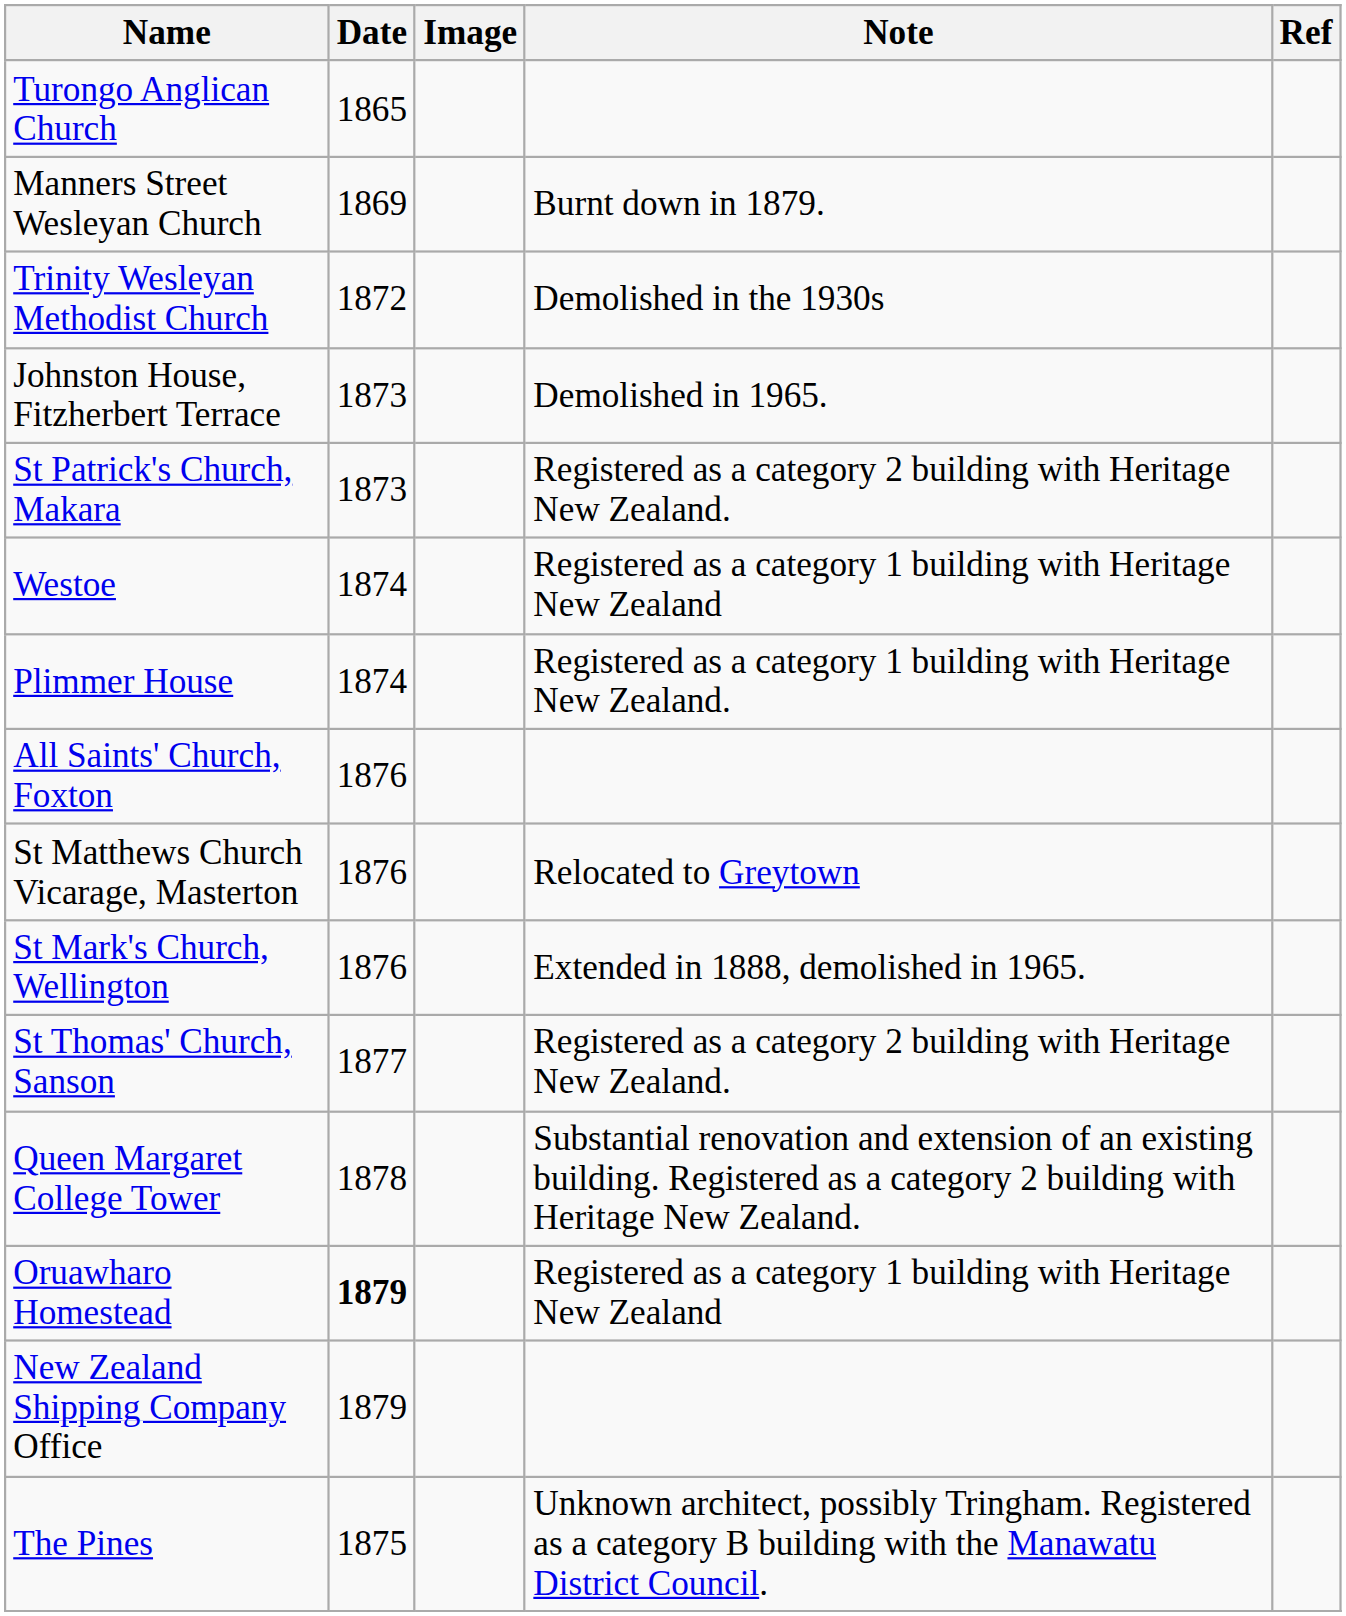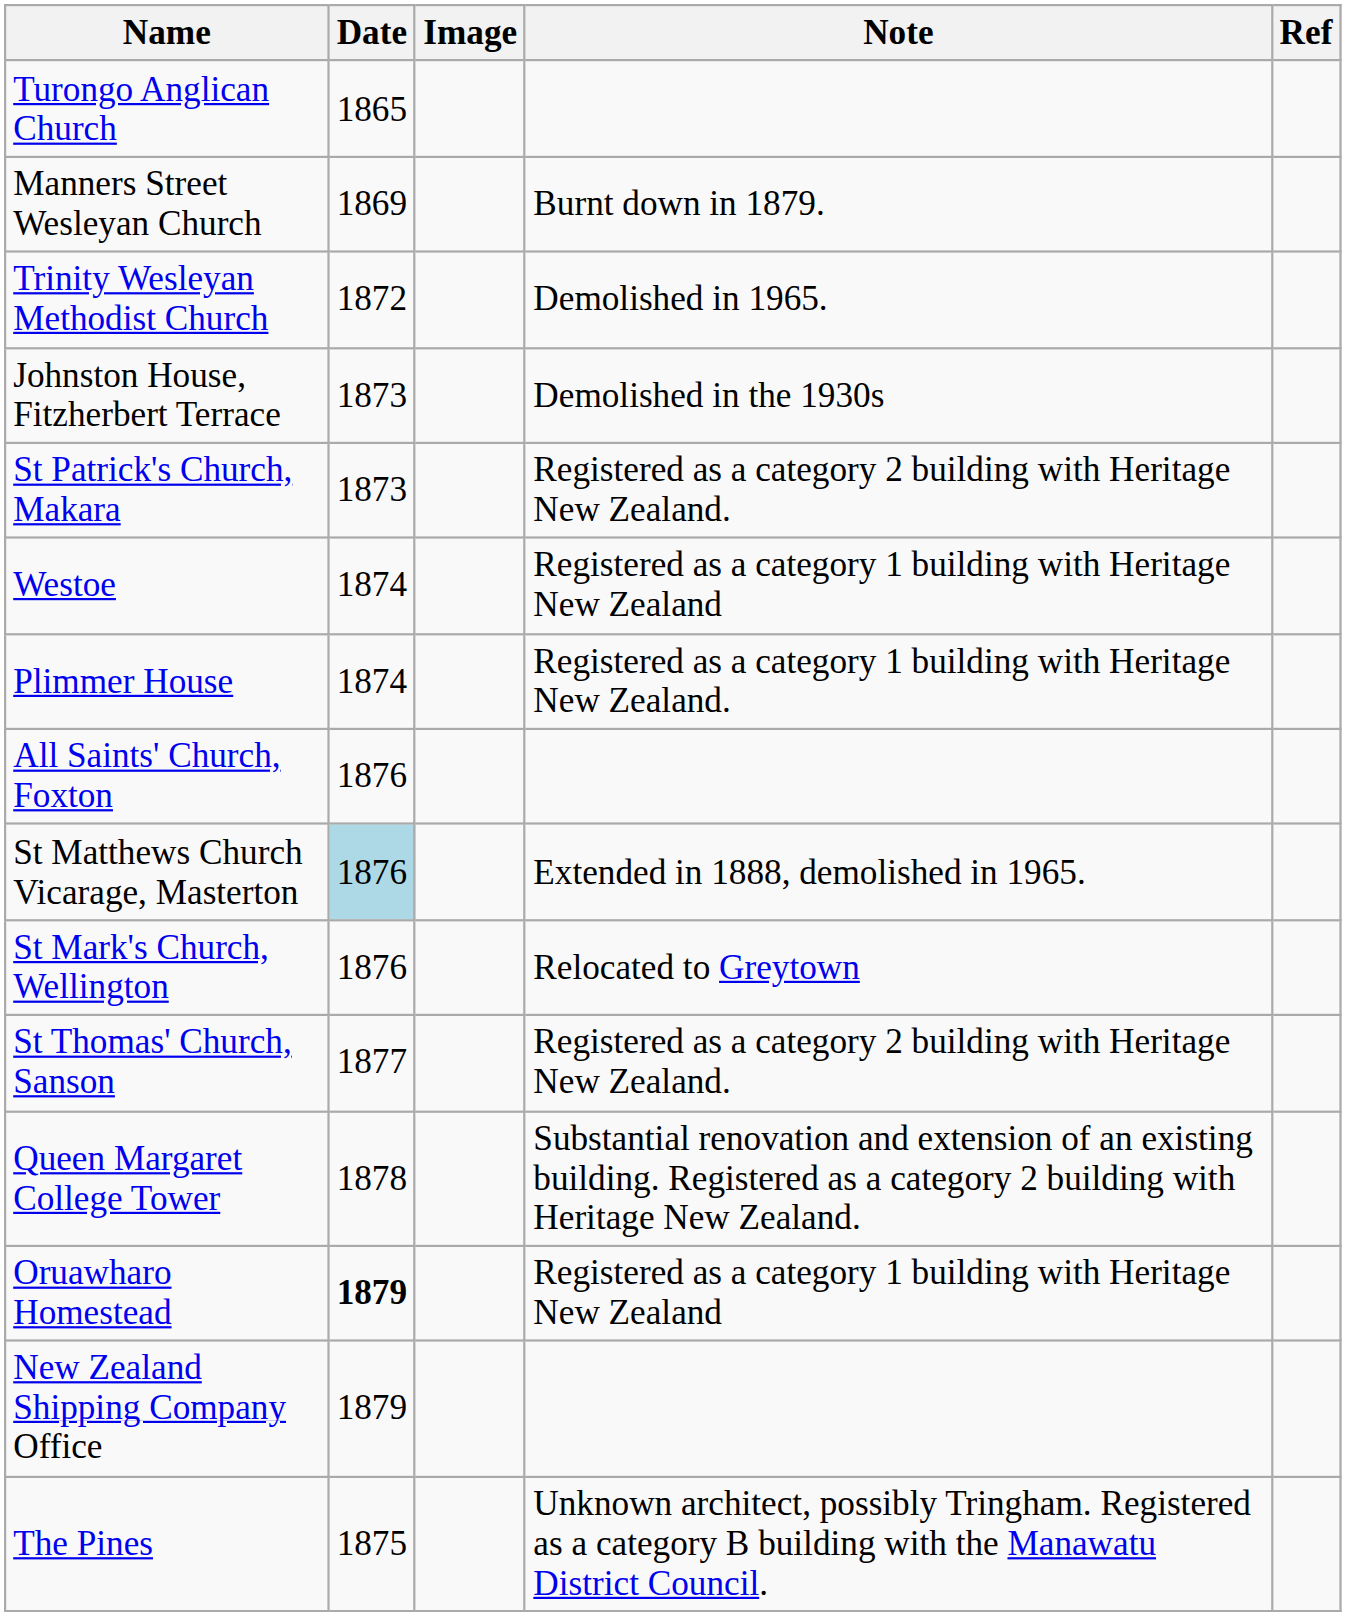(709, 298) Demolished in the 1930s -> (680, 298) Demolished in 1965.
(680, 394) Demolished in 1965. -> (709, 394) Demolished in the 1930s
(372, 871) no background -> (372, 871) lightblue background
(697, 871) Relocated to Greytown -> (810, 871) Extended in 1888, demolished in 1965.
(810, 966) Extended in 1888, demolished in 1965. -> (697, 966) Relocated to Greytown
